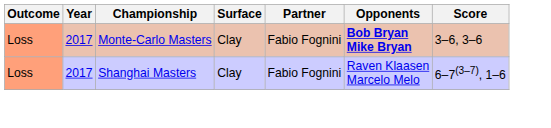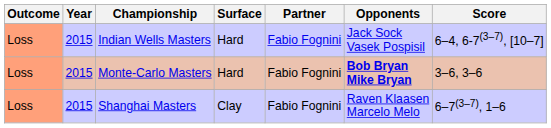+ row: (154, 40)
(79, 40) 2017 -> (79, 73) 2015
(229, 40) Clay -> (230, 73) Hard
(79, 73) 2017 -> (79, 106) 2015
